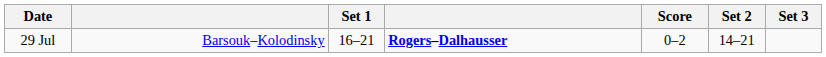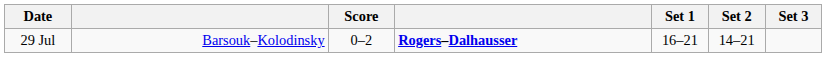columns swapped: (675, 16) <-> (356, 16)
